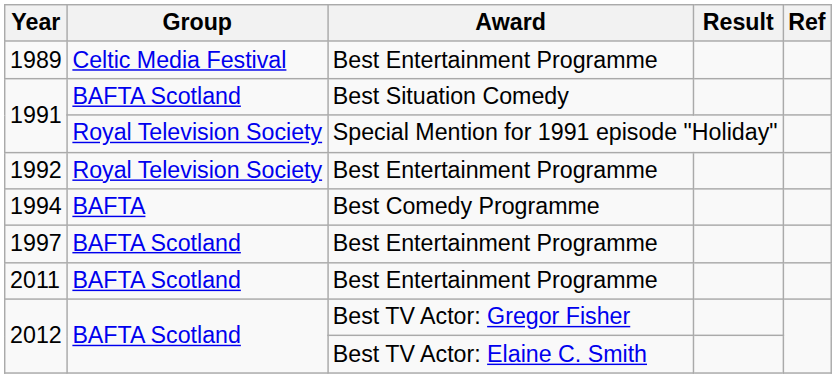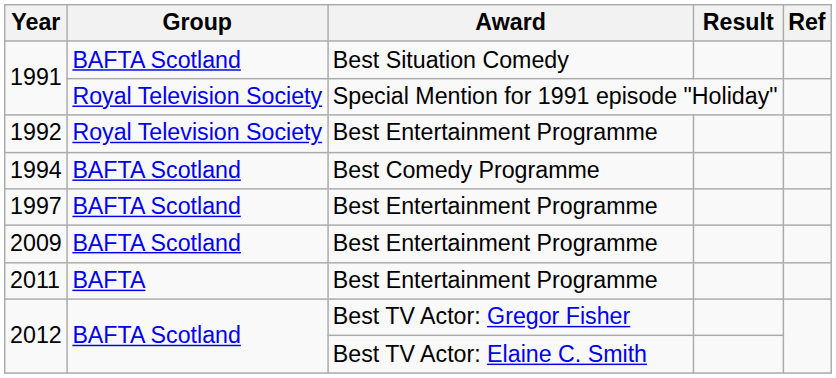- row: (36, 59)
(109, 206) BAFTA -> (157, 170) BAFTA Scotland
+ row: (36, 243)
(157, 280) BAFTA Scotland -> (109, 280) BAFTA
